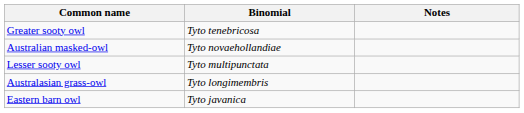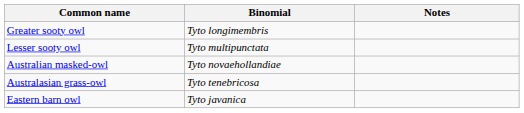(223, 30) Tyto tenebricosa -> (228, 30) Tyto longimembris
rows swapped: (44, 64) <-> (57, 47)
(228, 82) Tyto longimembris -> (223, 82) Tyto tenebricosa
